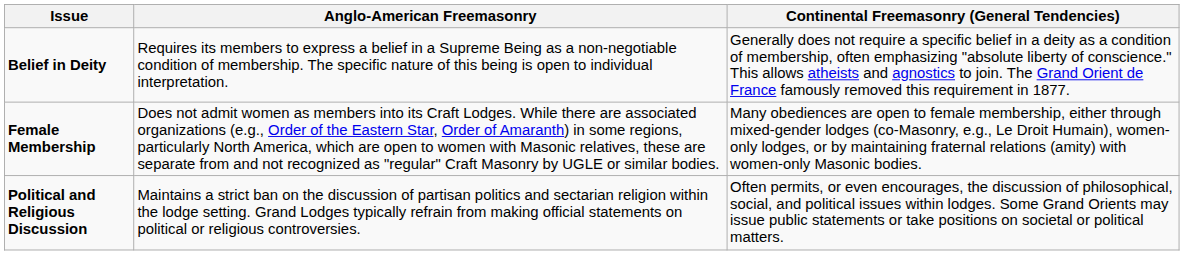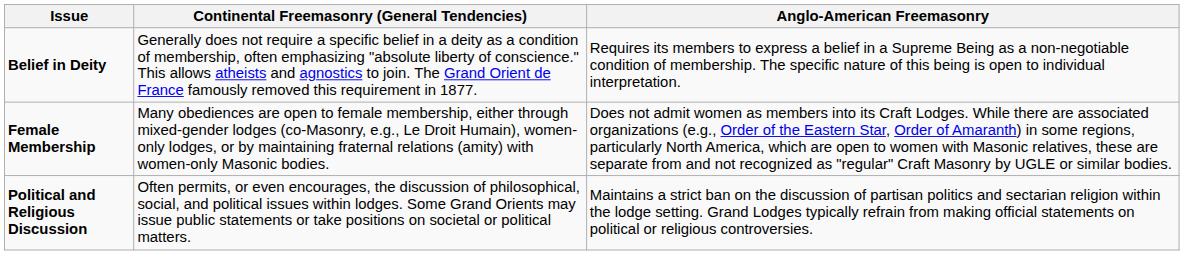columns swapped: (430, 16) <-> (953, 16)
